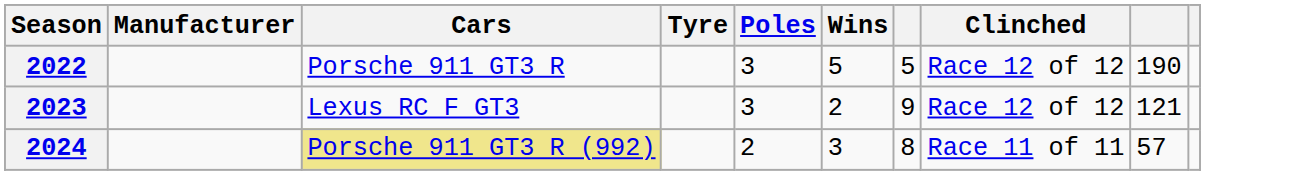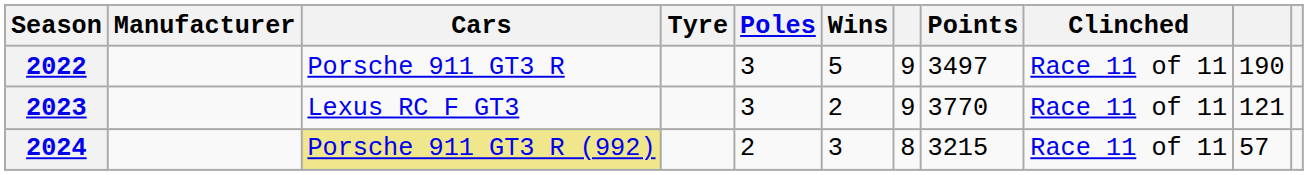+ column: (973, 26)
(908, 67) 5 -> (908, 67) 9
(1026, 67) Race 12 of 12 -> (1129, 67) Race 11 of 11
(1026, 108) Race 12 of 12 -> (1129, 108) Race 11 of 11
